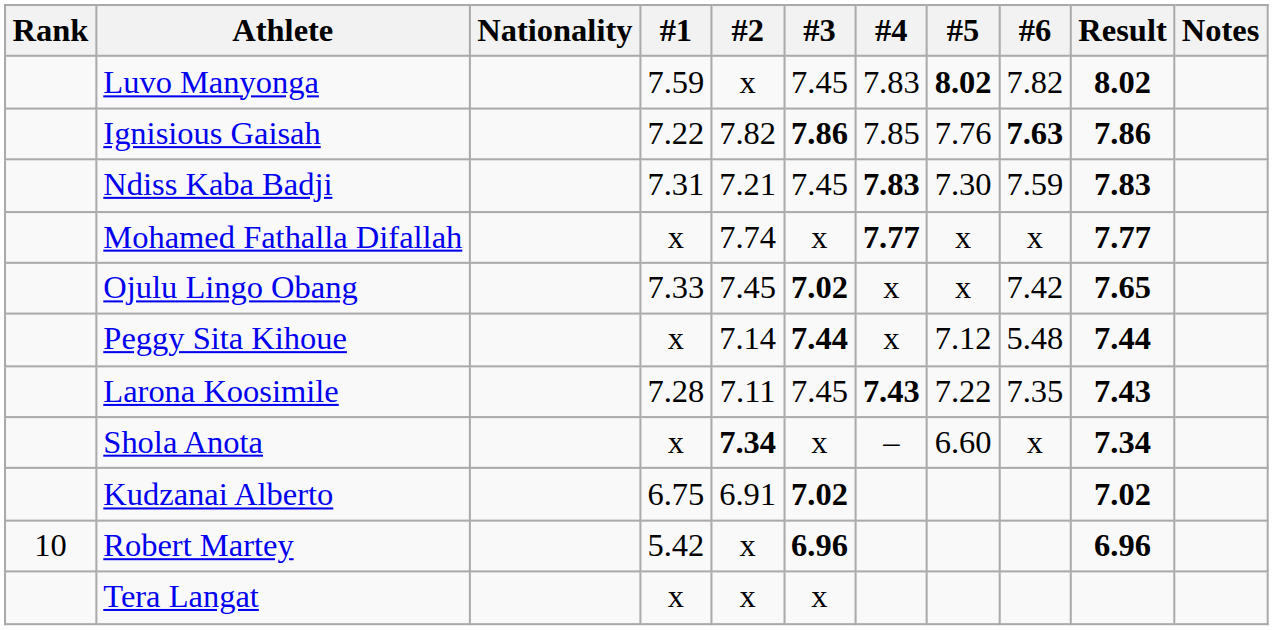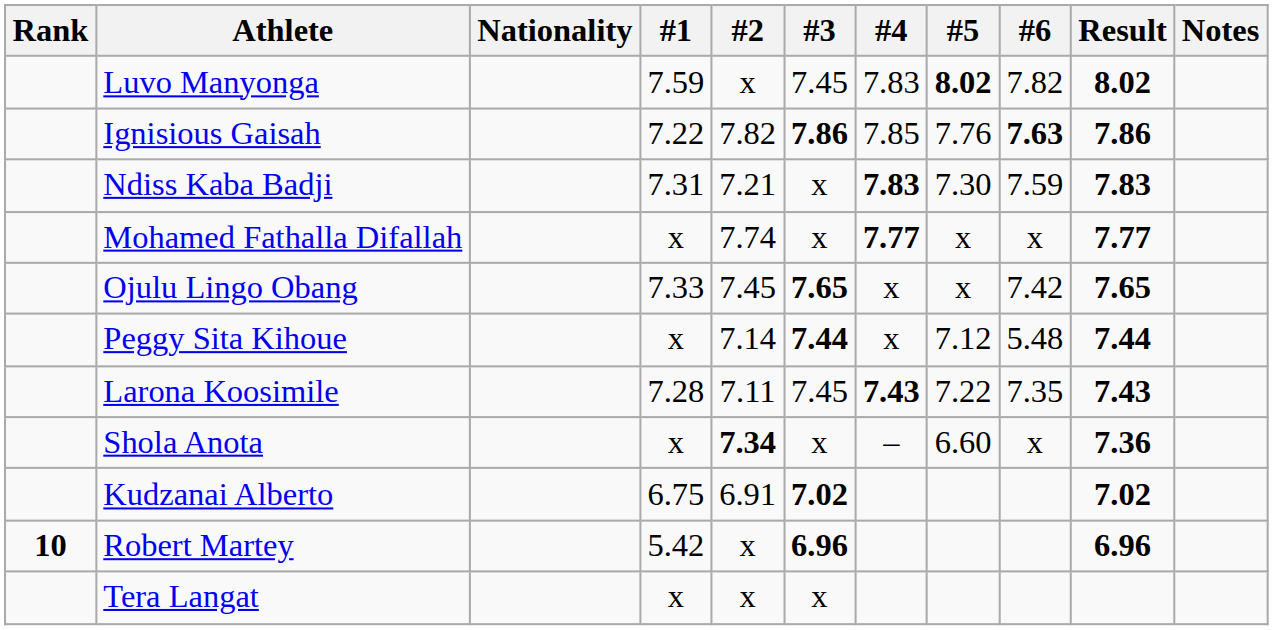(819, 184) 7.45 -> (819, 184) x
(819, 287) 7.02 -> (819, 287) 7.65
(1123, 442) 7.34 -> (1123, 442) 7.36
(50, 545) normal -> (50, 545) bold
